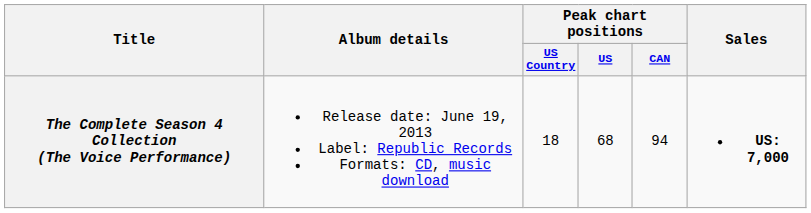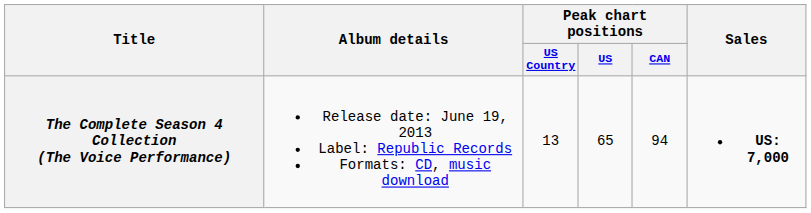(551, 141) 18 -> (551, 141) 13
(605, 141) 68 -> (605, 141) 65
